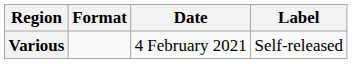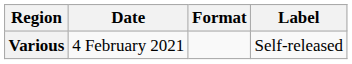columns swapped: (191, 17) <-> (99, 17)
